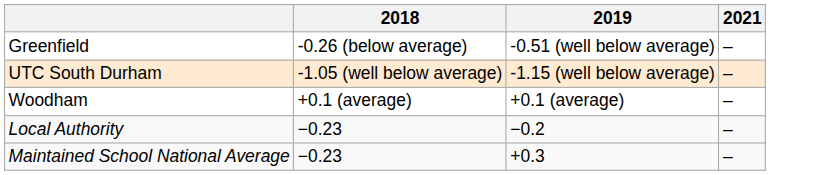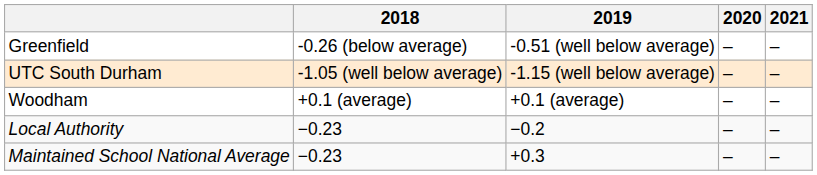+ column: (742, 18)
